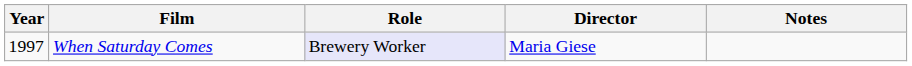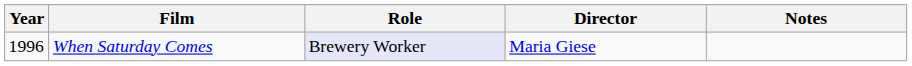(26, 46) 1997 -> (26, 46) 1996
